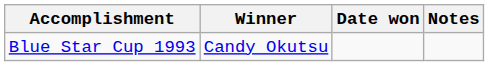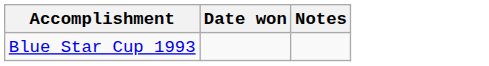- column: (266, 19)
